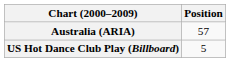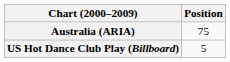(203, 31) 57 -> (203, 31) 75
